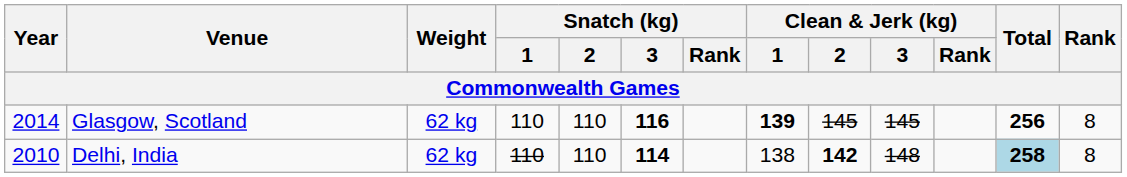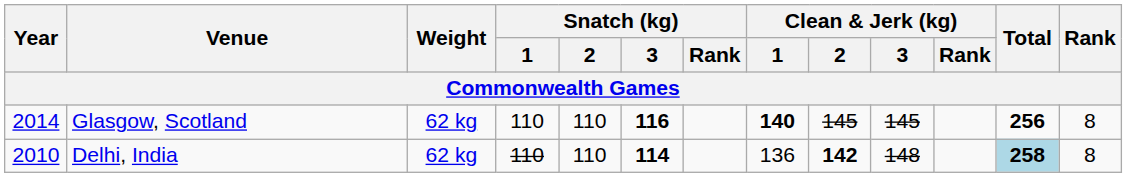(777, 121) 139 -> (777, 121) 140
(777, 155) 138 -> (777, 155) 136
